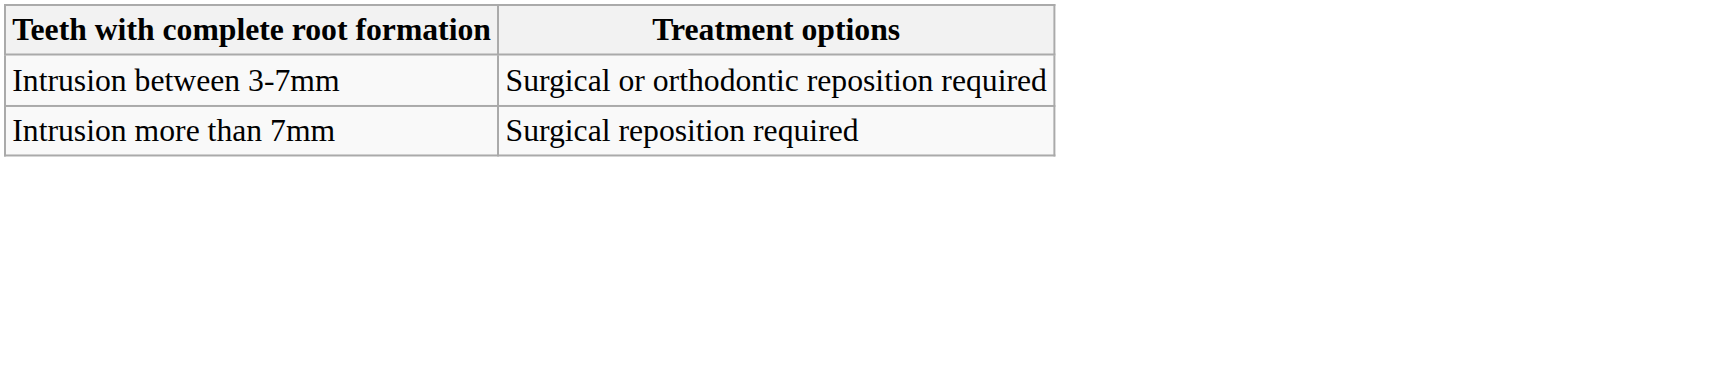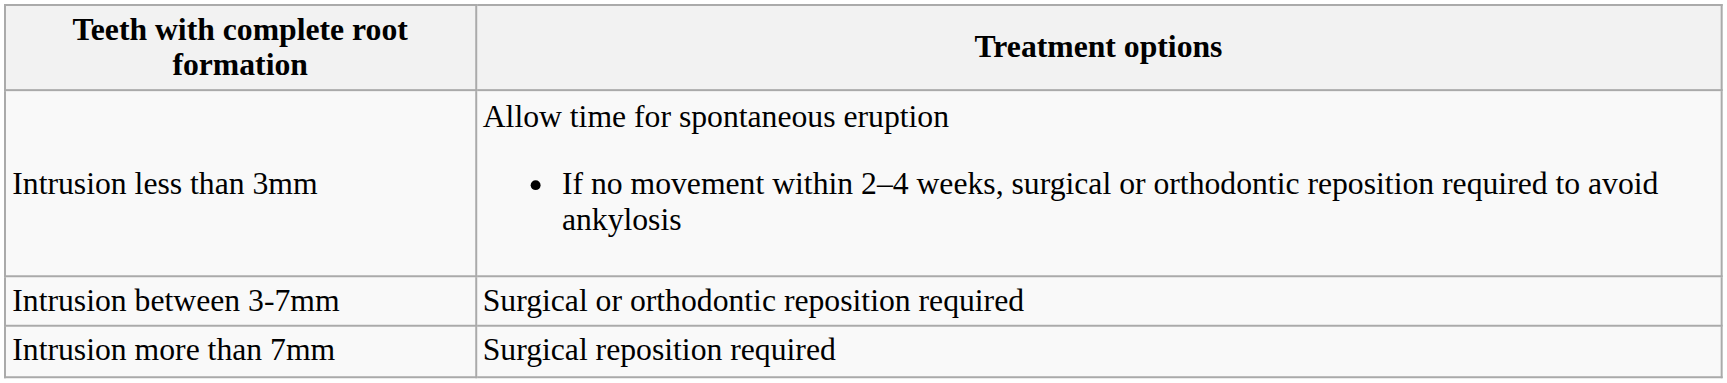+ row: (165, 182)
